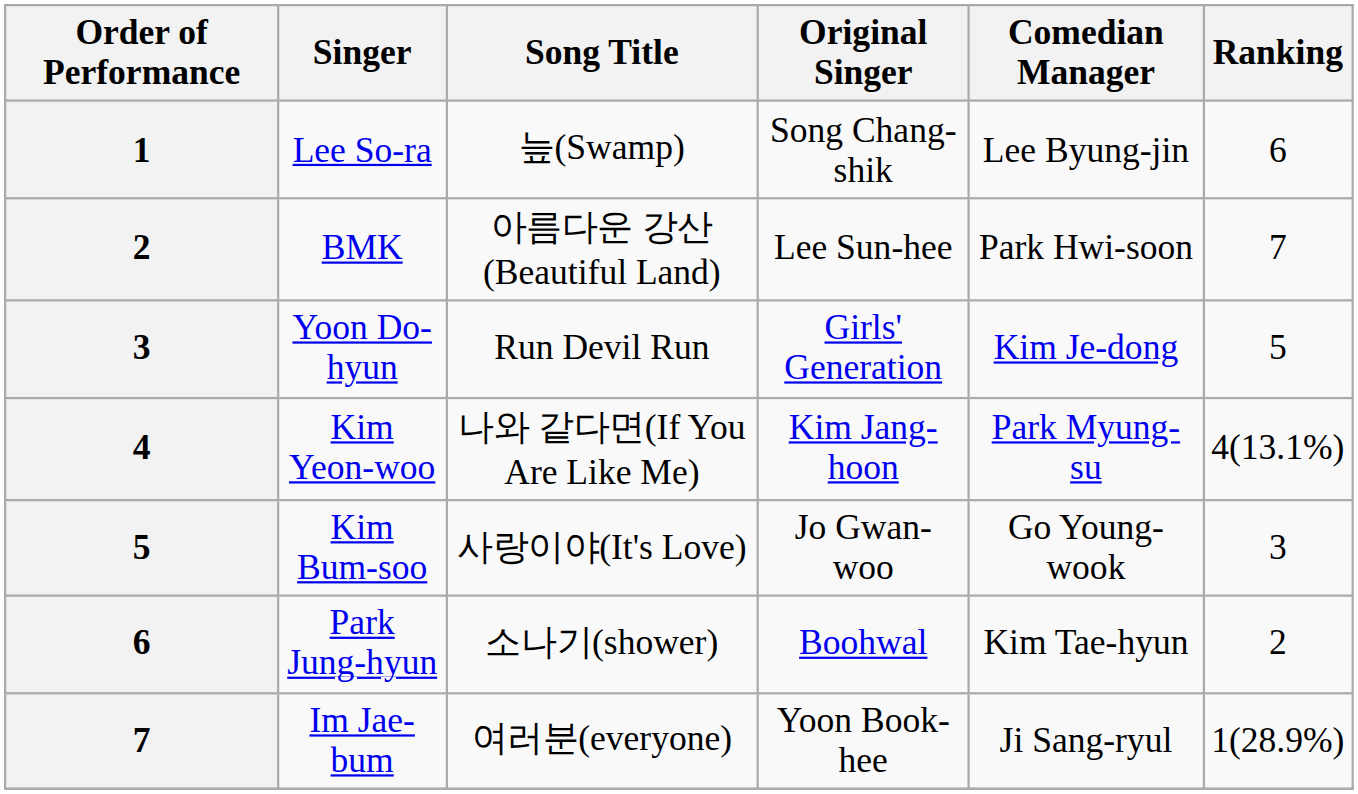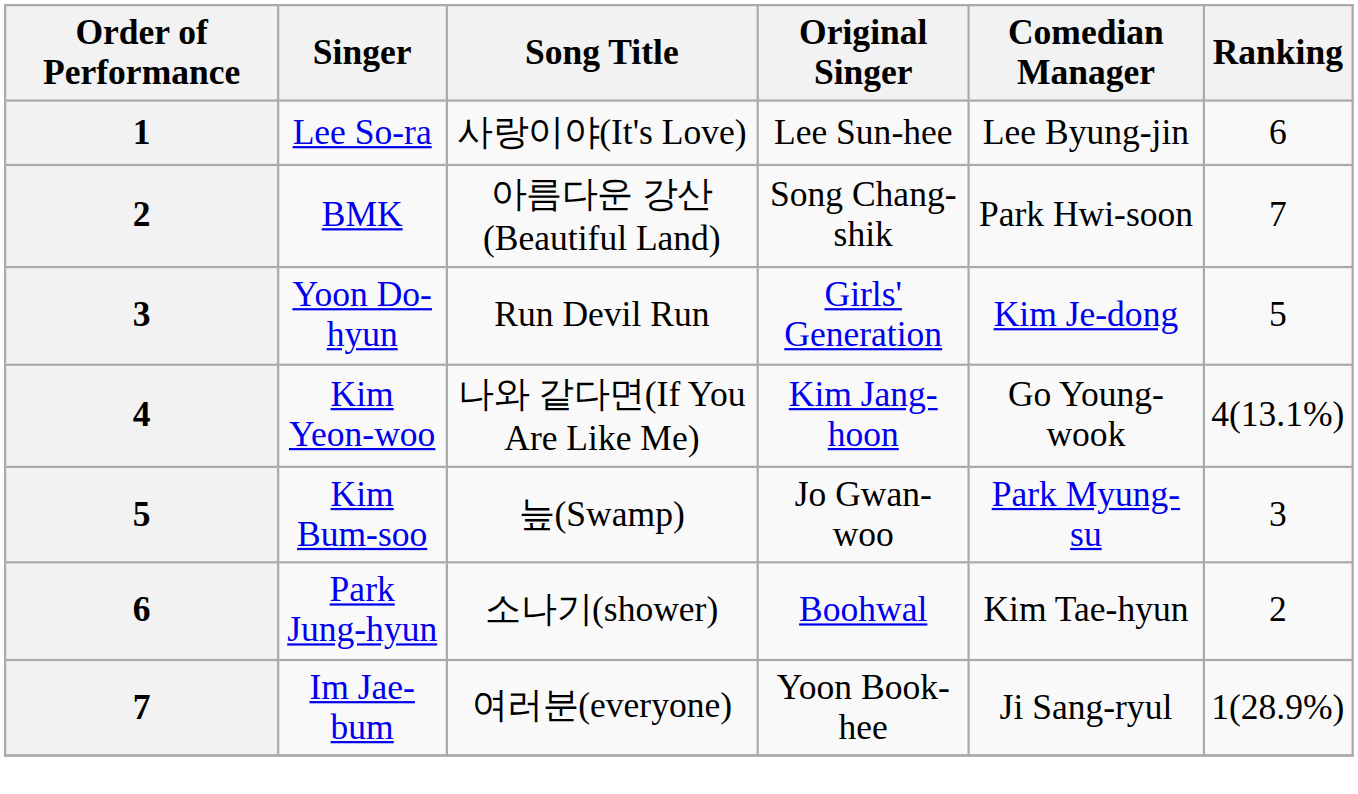(602, 147) 늪(Swamp) -> (602, 131) 사랑이야(It's Love)
(863, 148) Song Chang-shik -> (863, 132) Lee Sun-hee
(863, 248) Lee Sun-hee -> (863, 215) Song Chang-shik
(1086, 447) Park Myung-su -> (1086, 414) Go Young-wook
(602, 546) 사랑이야(It's Love) -> (602, 513) 늪(Swamp)
(1086, 547) Go Young-wook -> (1086, 514) Park Myung-su
